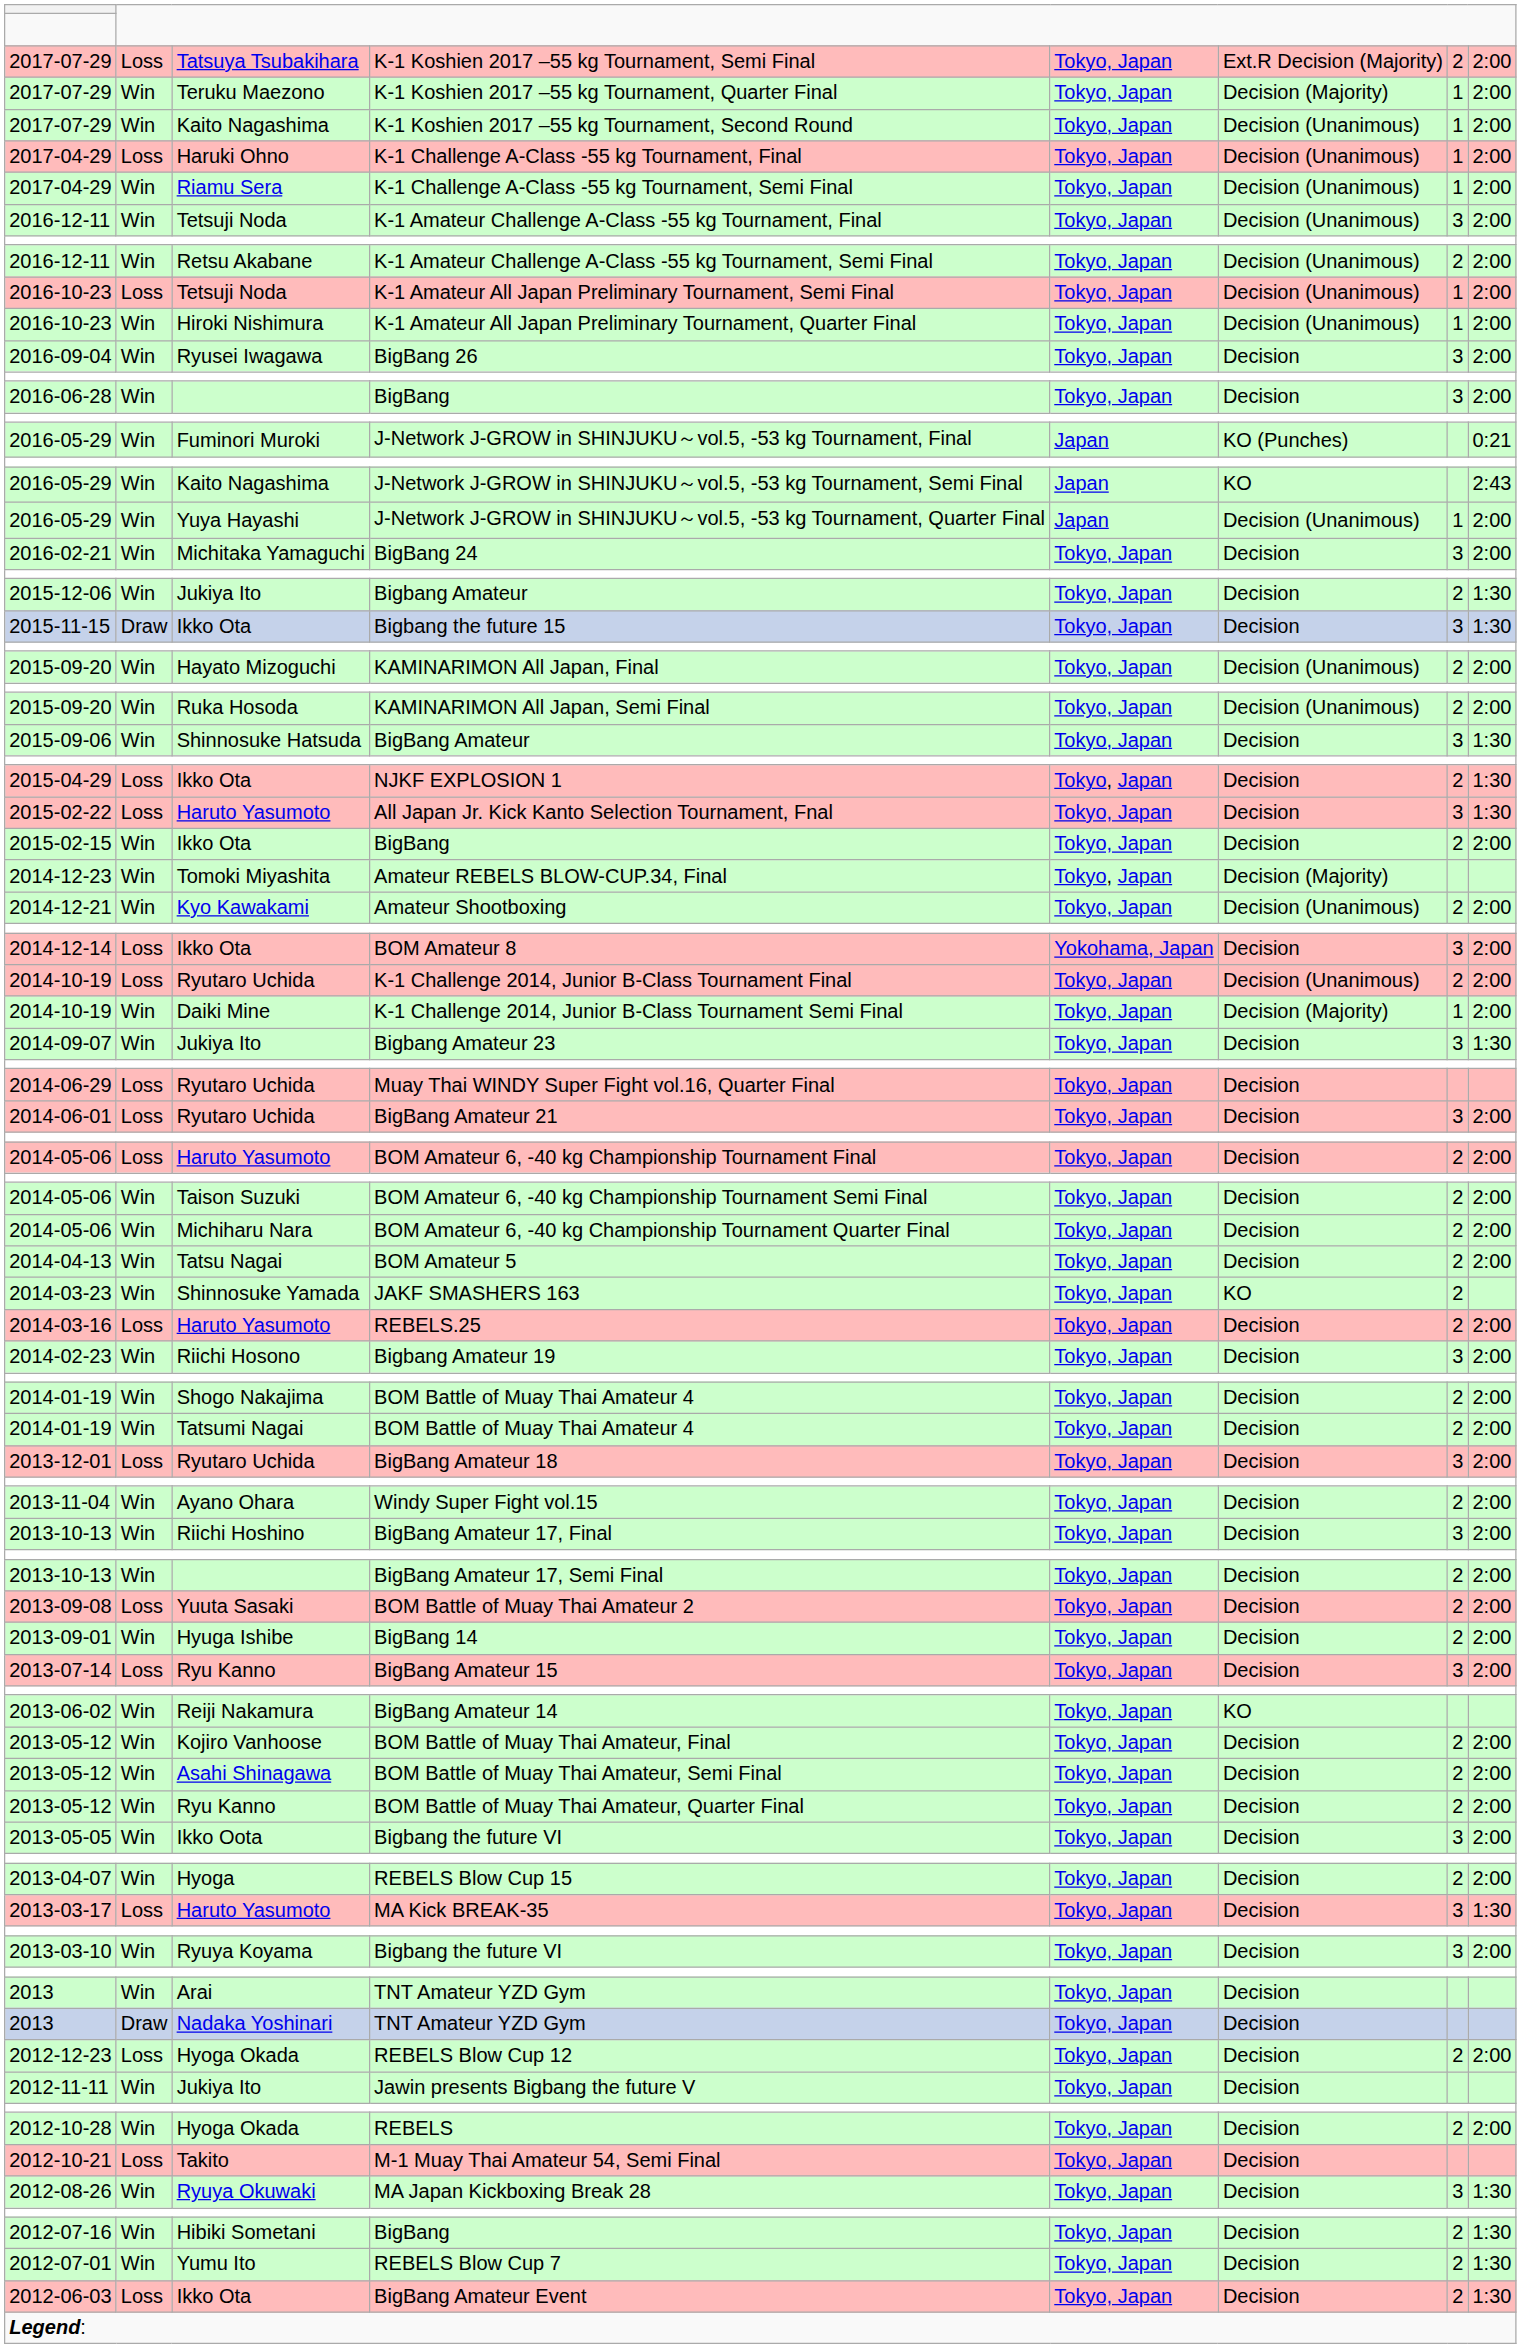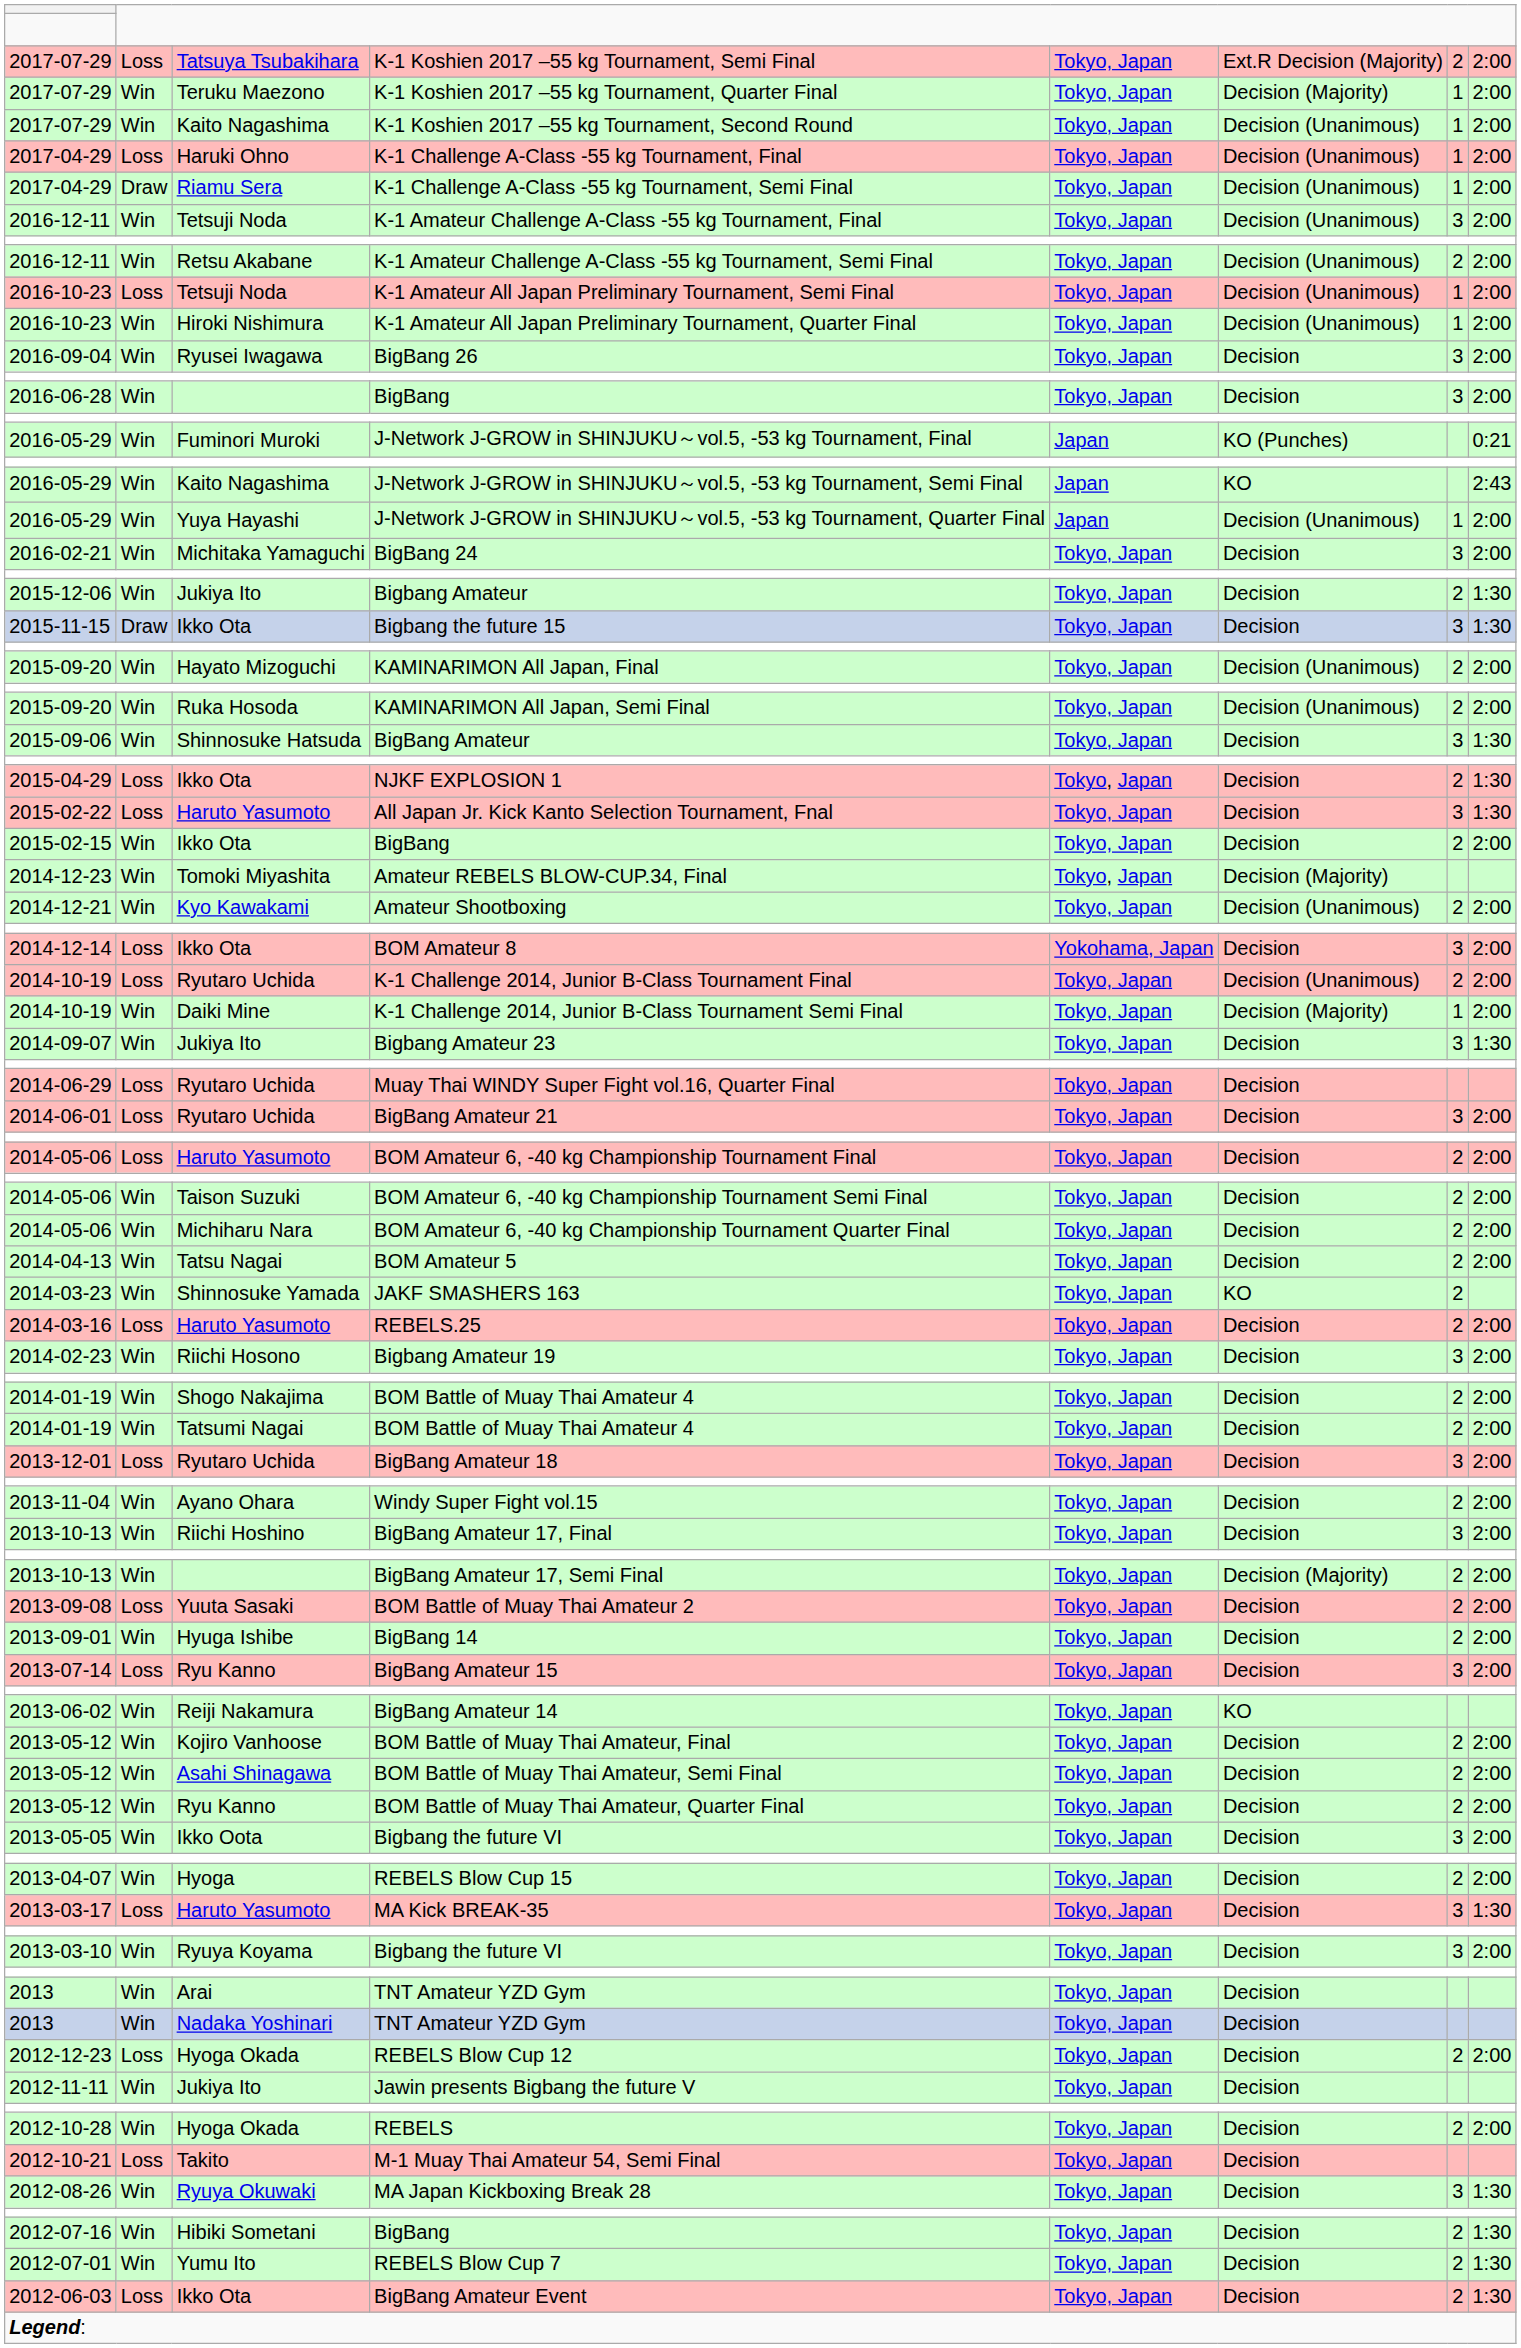(138, 188) Win -> (144, 188) Draw
(1261, 1574) Decision -> (1306, 1574) Decision (Majority)
(144, 2023) Draw -> (138, 2023) Win
